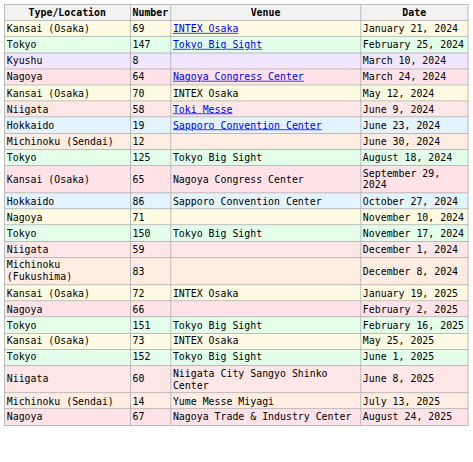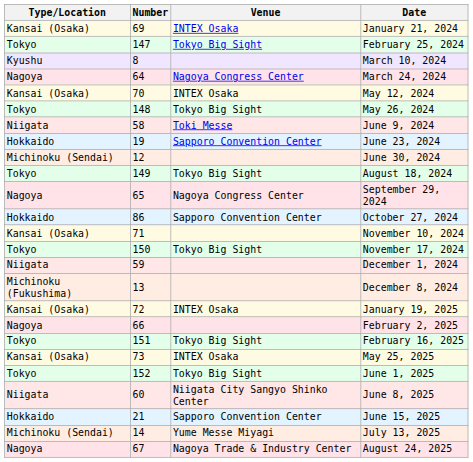+ row: (399, 109)
(141, 157) 125 -> (141, 173) 149
(48, 179) Kansai (Osaka) -> (25, 195) Nagoya
(25, 217) Nagoya -> (48, 233) Kansai (Osaka)
(138, 271) 83 -> (138, 287) 13
+ row: (402, 417)
